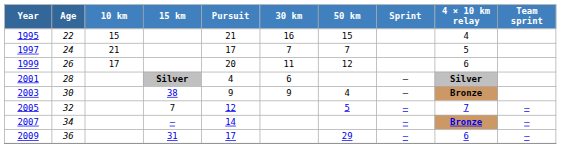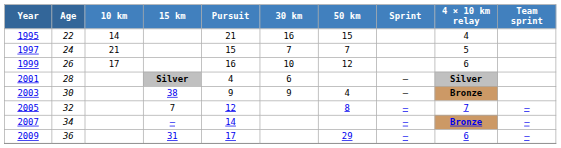(114, 36) 15 -> (114, 36) 14
(231, 51) 17 -> (231, 51) 15
(231, 65) 20 -> (231, 65) 16
(289, 65) 11 -> (289, 65) 10
(347, 108) 5 -> (347, 108) 8
